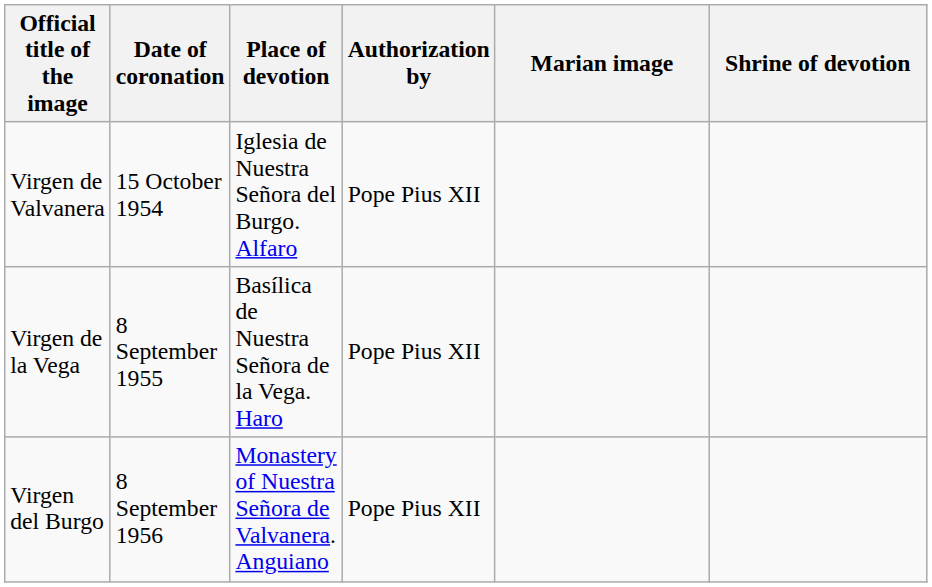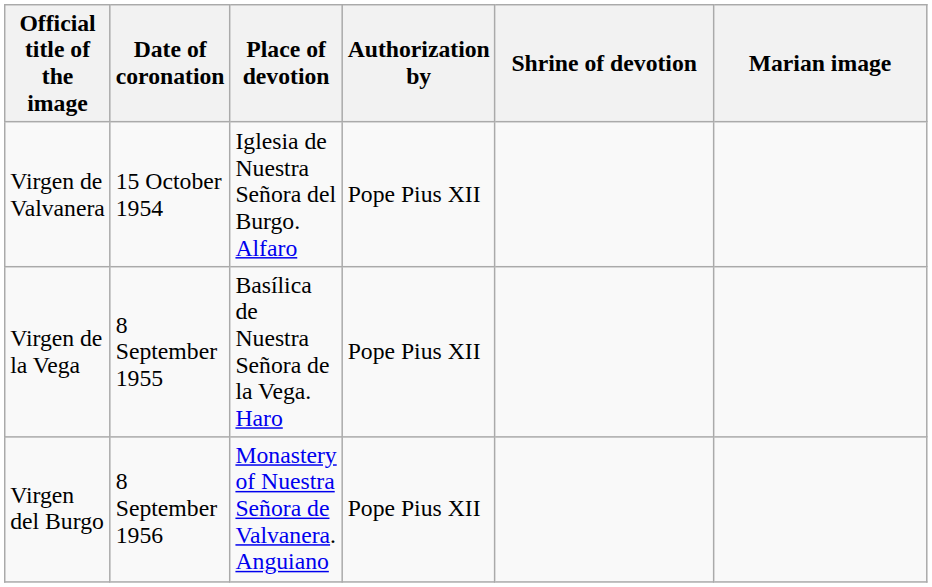columns swapped: (602, 63) <-> (818, 63)
